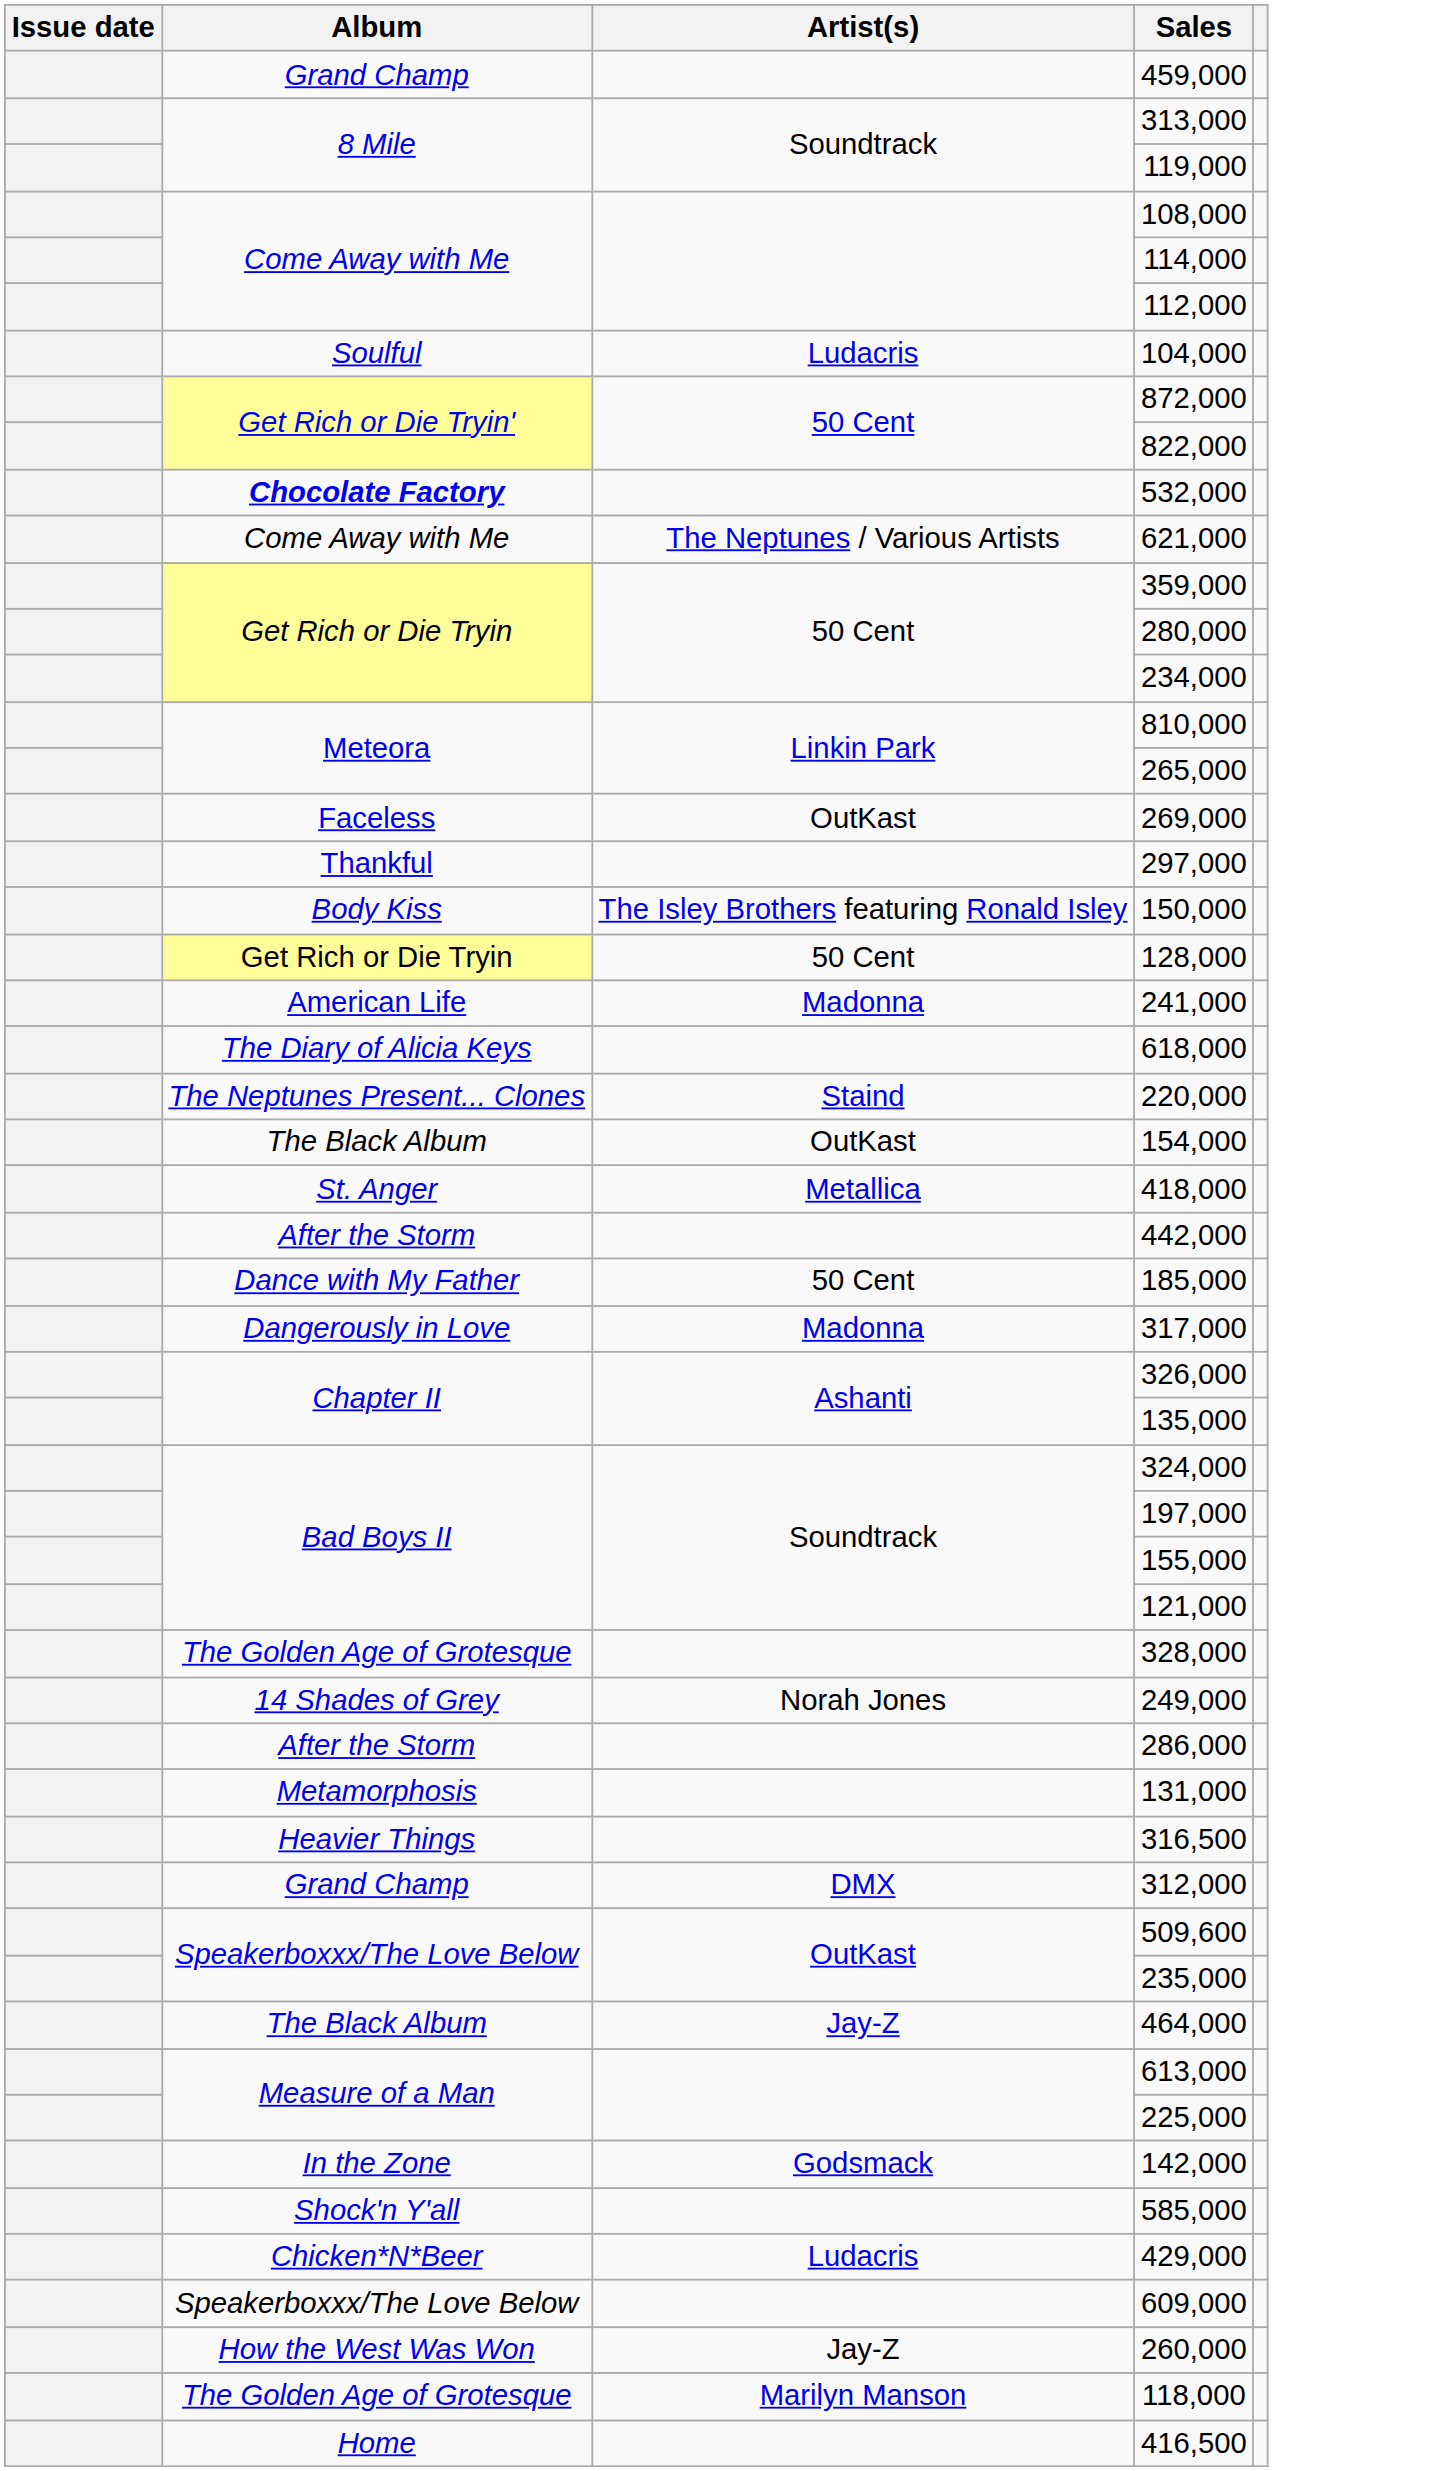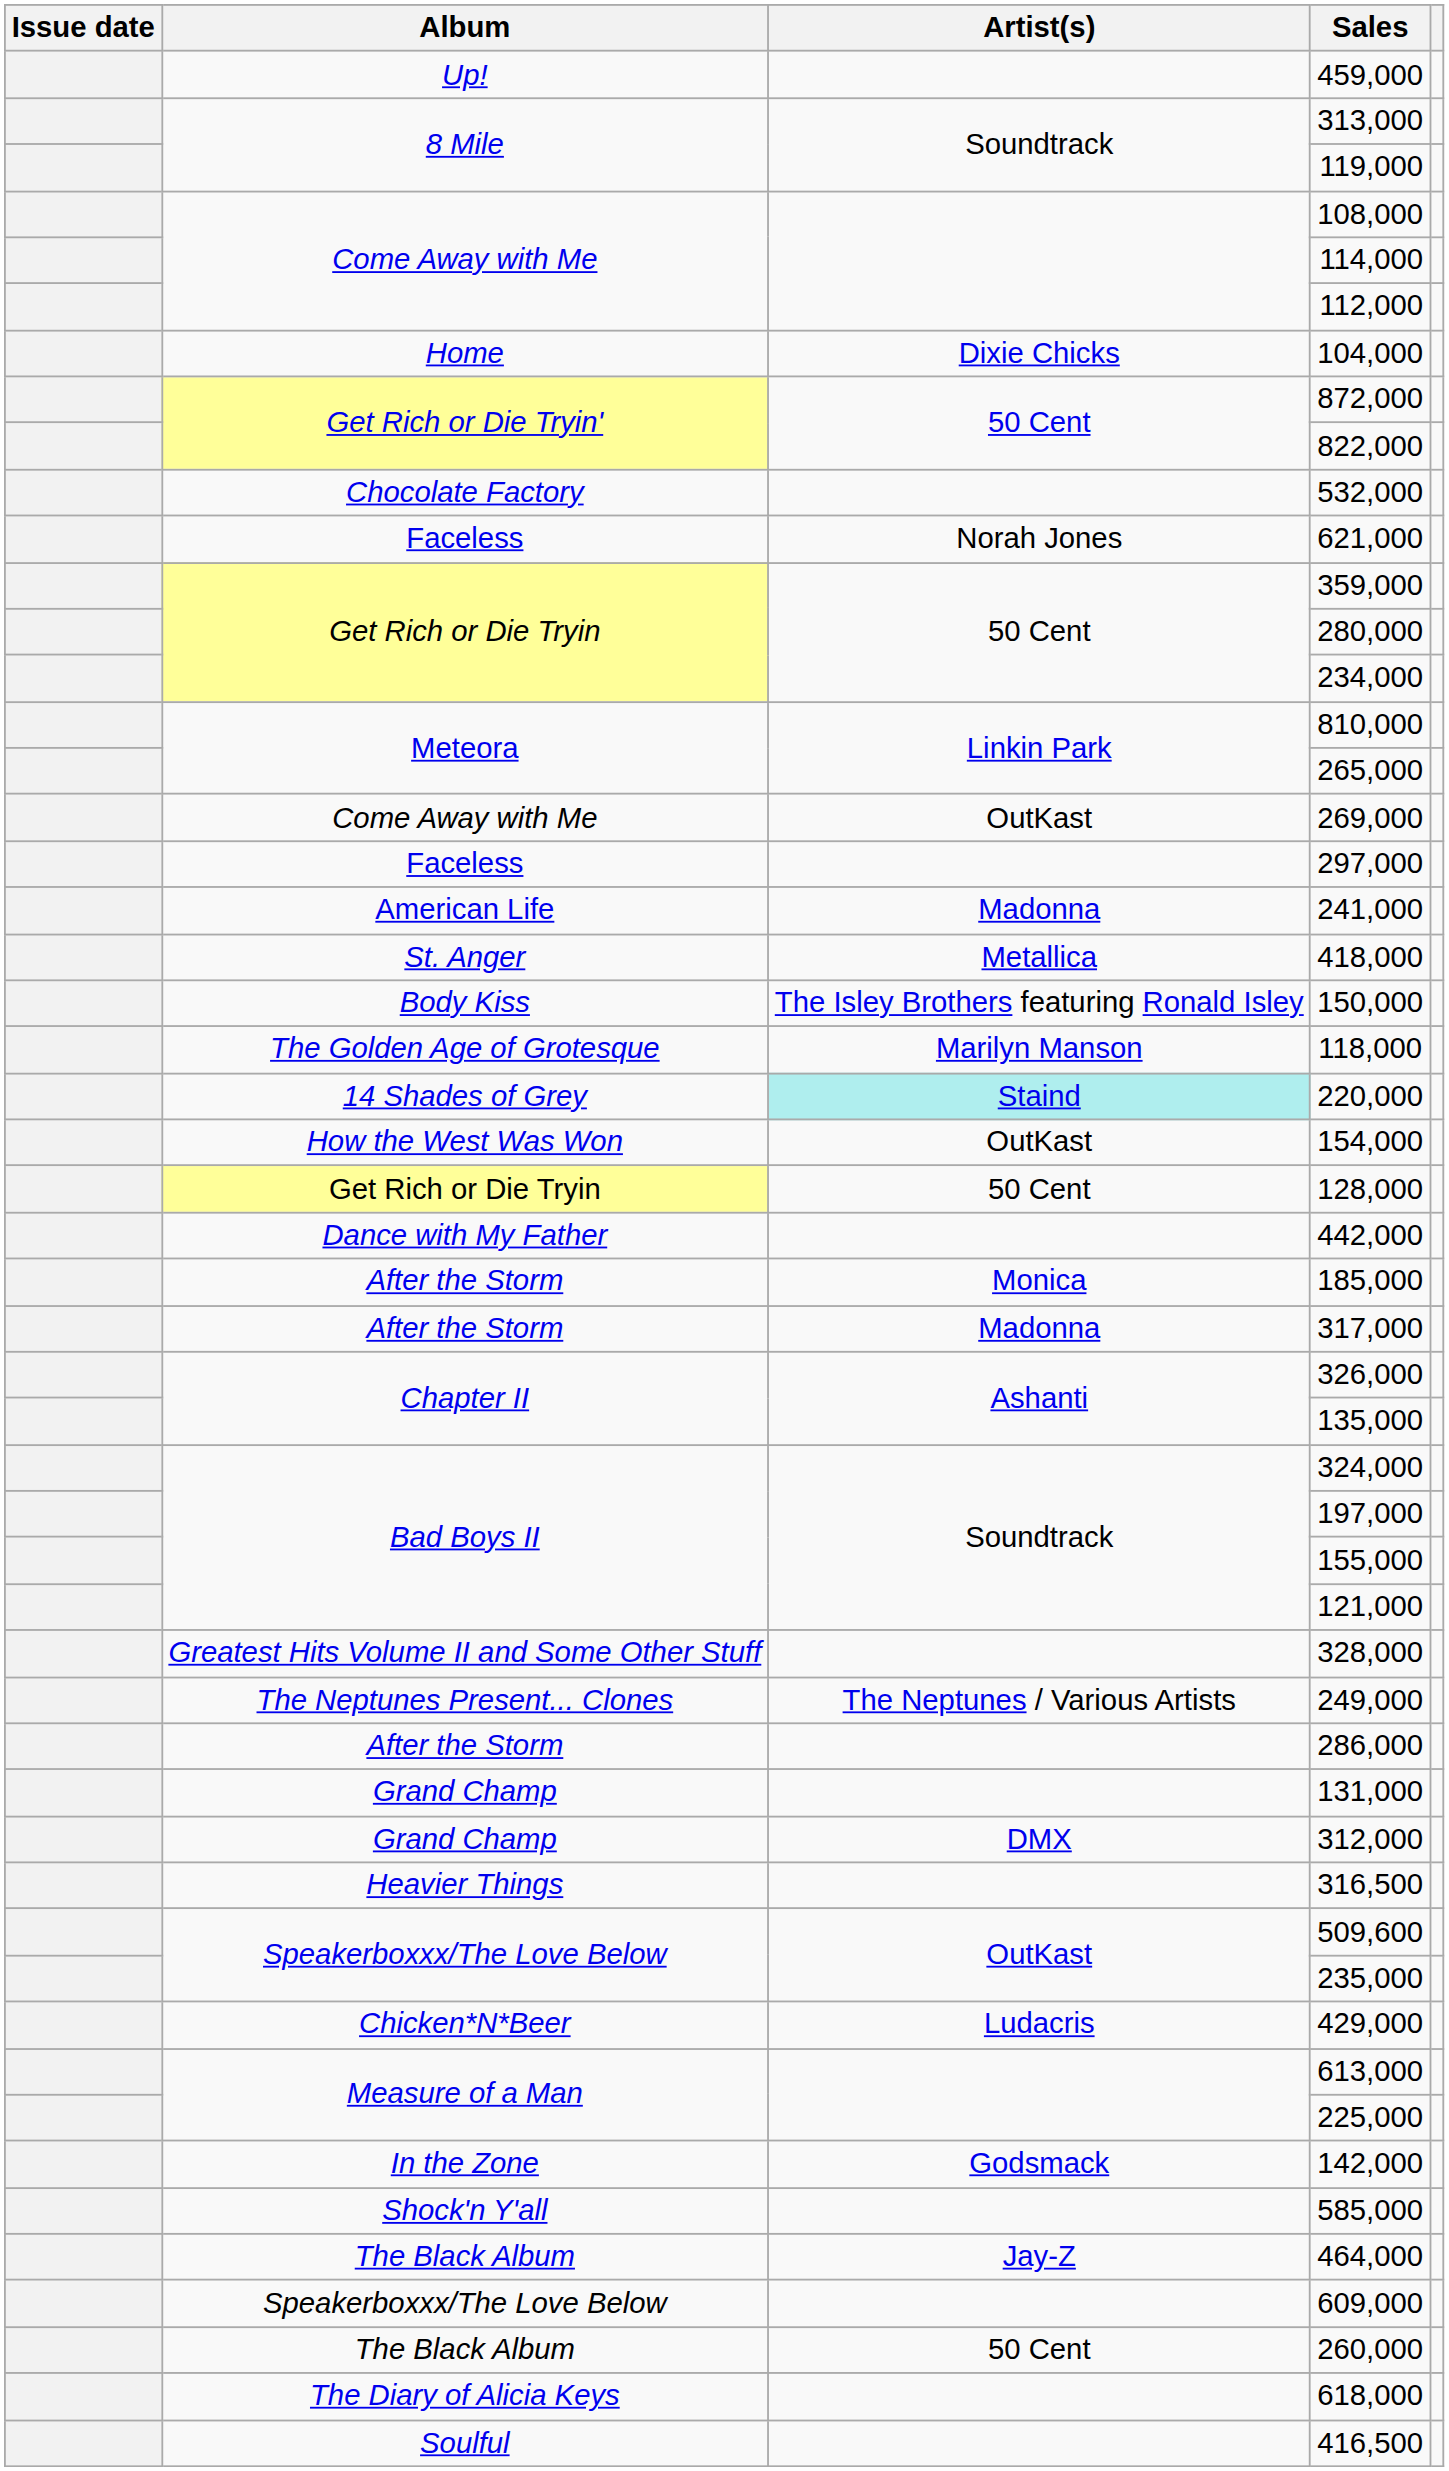(377, 74) Grand Champ -> (465, 74) Up!
(377, 352) Soulful -> (465, 352) Home
(863, 352) Ludacris -> (1039, 352) Dixie Chicks
(377, 492) bold -> (465, 492) normal
(377, 538) Come Away with Me -> (465, 538) Faceless
(863, 538) The Neptunes / Various Artists -> (1039, 538) Norah Jones
(377, 817) Faceless -> (465, 817) Come Away with Me
(377, 863) Thankful -> (465, 863) Faceless
rows swapped: (1194, 1002) <-> (1194, 910)
rows swapped: (1194, 956) <-> (1194, 1188)
rows swapped: (1194, 2395) <-> (1194, 1049)
(377, 1095) The Neptunes Present... Clones -> (465, 1095) 14 Shades of Grey
(863, 1095) no background -> (1039, 1095) paleturquoise background
(377, 1142) The Black Album -> (465, 1142) How the West Was Won
(377, 1235) After the Storm -> (465, 1235) Dance with My Father
(377, 1281) Dance with My Father -> (465, 1281) After the Storm
(863, 1281) 50 Cent -> (1039, 1281) Monica
(377, 1327) Dangerously in Love -> (465, 1327) After the Storm
(377, 1652) The Golden Age of Grotesque -> (465, 1652) Greatest Hits Volume II and Some Other Stuff
(377, 1699) 14 Shades of Grey -> (465, 1699) The Neptunes Present... Clones
(863, 1699) Norah Jones -> (1039, 1699) The Neptunes / Various Artists
(377, 1792) Metamorphosis -> (465, 1792) Grand Champ
rows swapped: (1194, 1838) <-> (1194, 1885)
rows swapped: (1194, 2256) <-> (1194, 2024)
(377, 2349) How the West Was Won -> (465, 2349) The Black Album
(863, 2349) Jay-Z -> (1039, 2349) 50 Cent
(377, 2442) Home -> (465, 2442) Soulful
